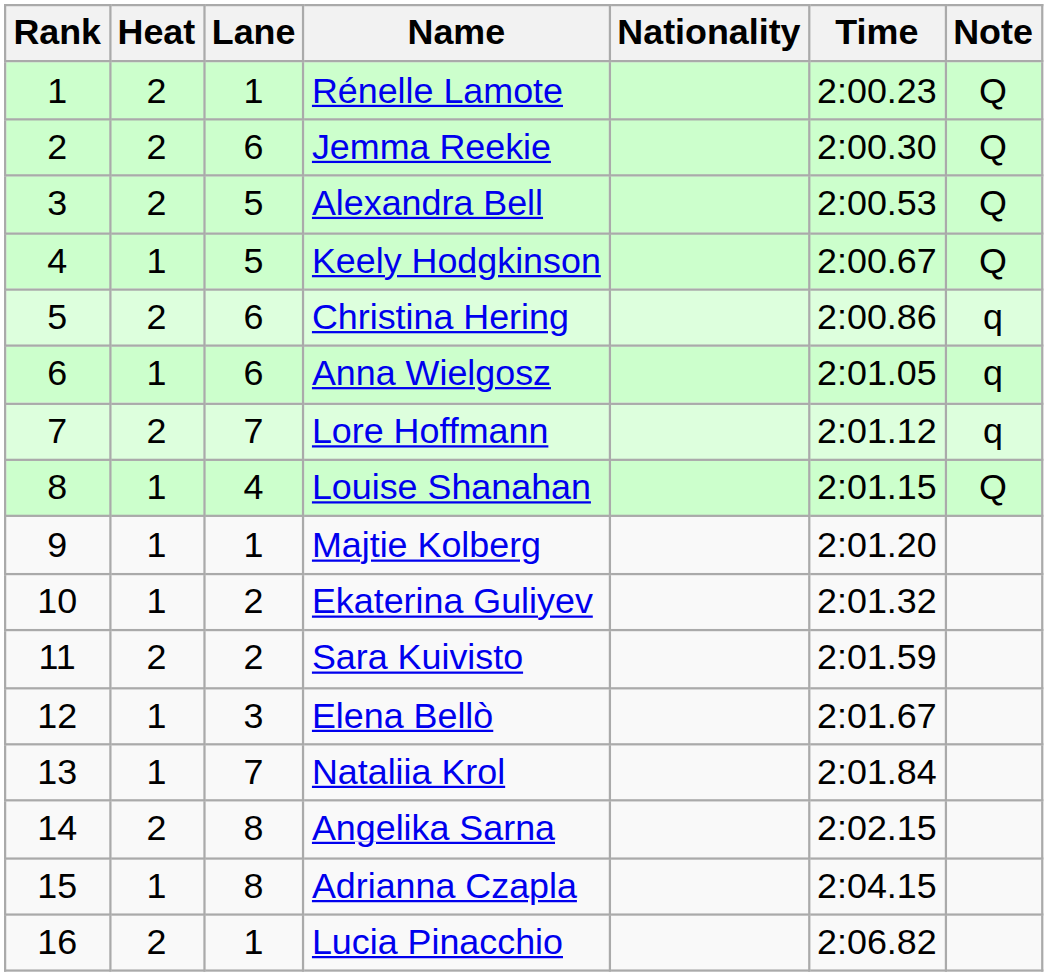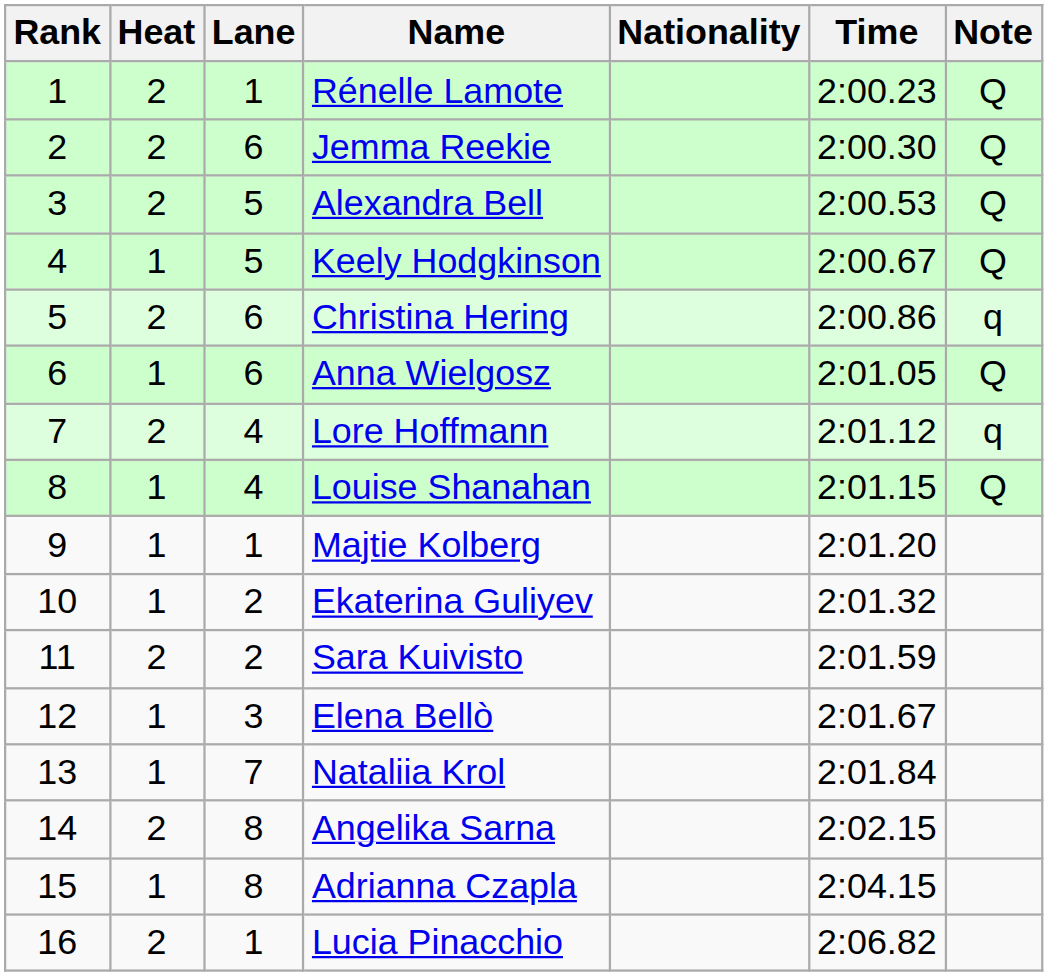(993, 373) q -> (993, 373) Q
(254, 430) 7 -> (254, 430) 4
